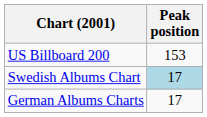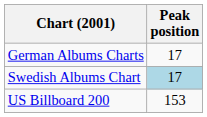rows swapped: (76, 100) <-> (59, 54)
